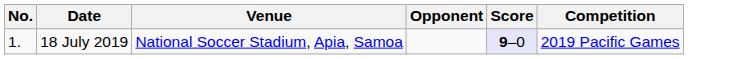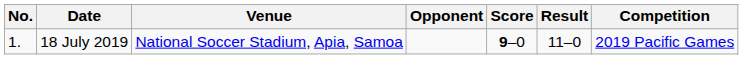+ column: (564, 16)
(512, 41) lavender background -> (512, 41) no background
